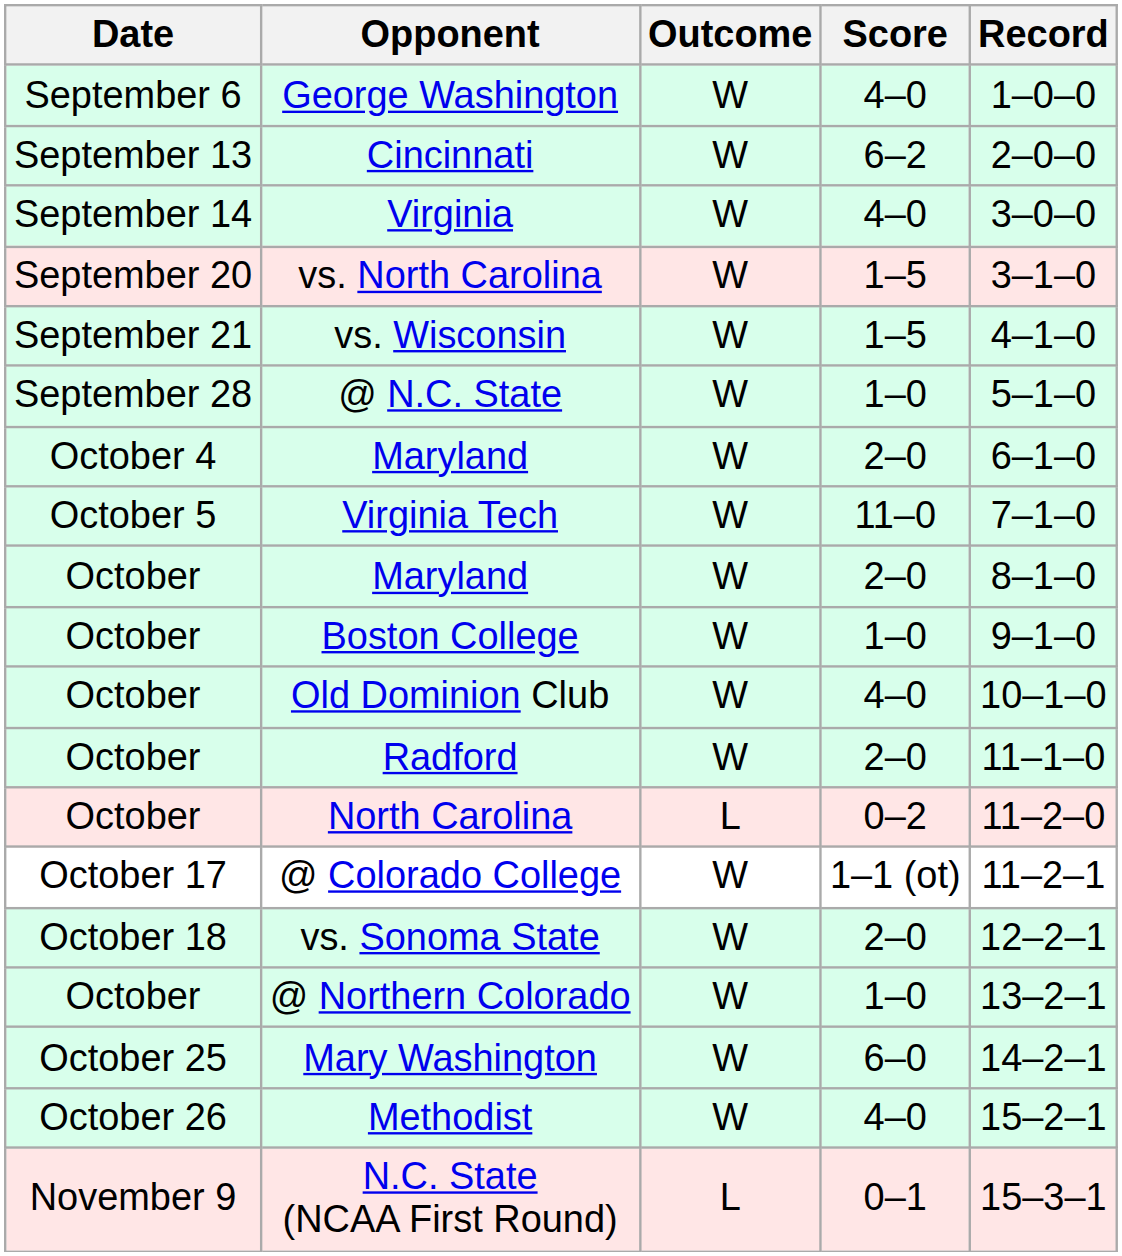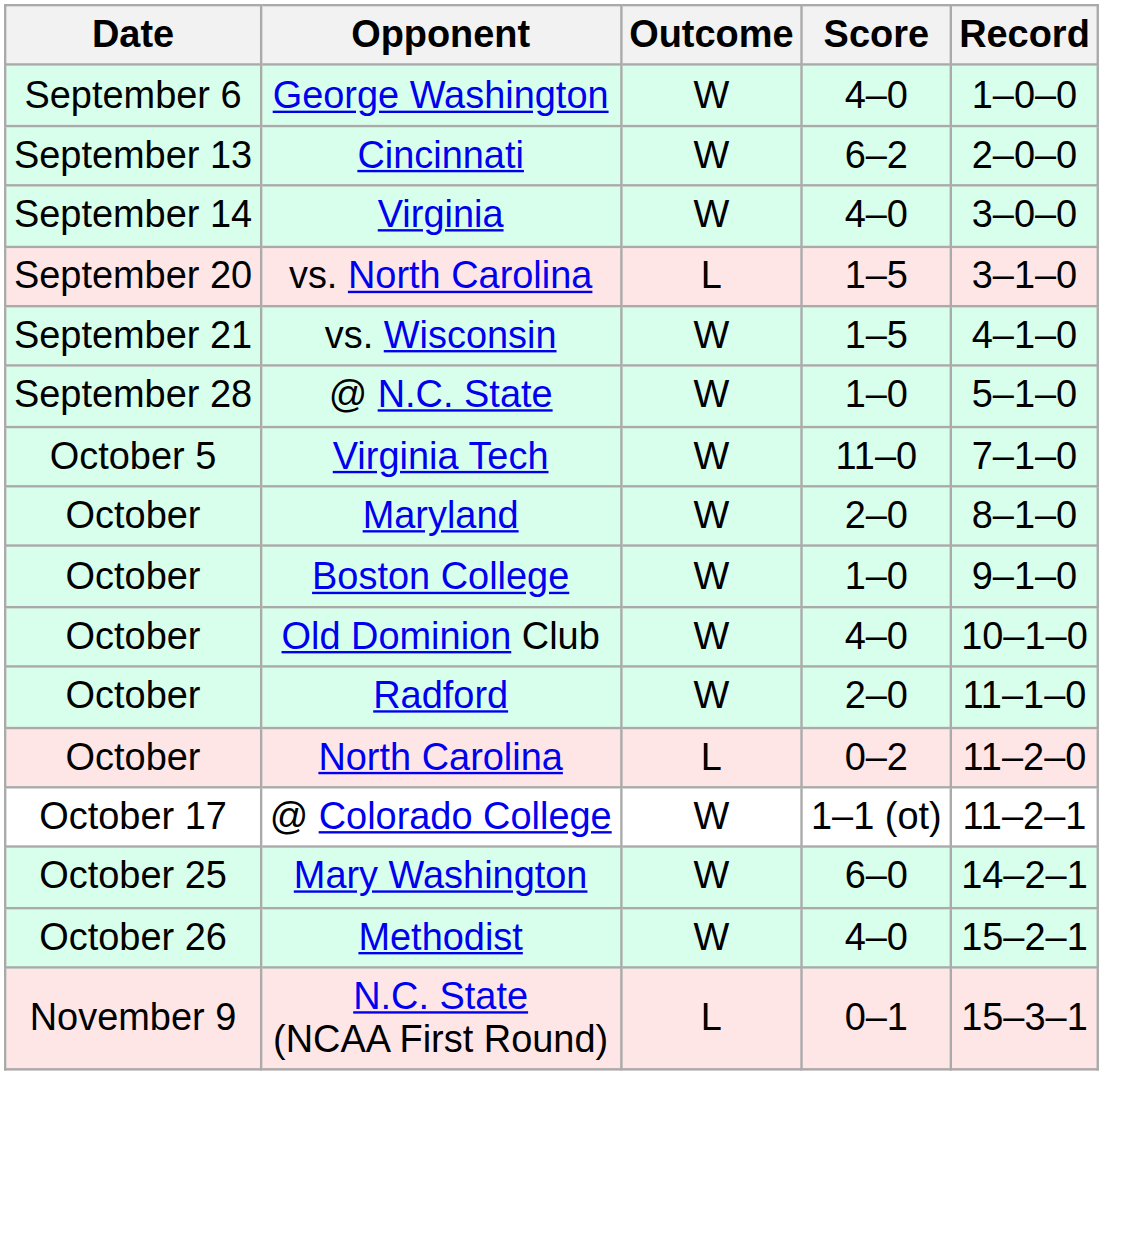(730, 275) W -> (711, 275) L
- row: (133, 455)
- row: (133, 936)
- row: (133, 996)
